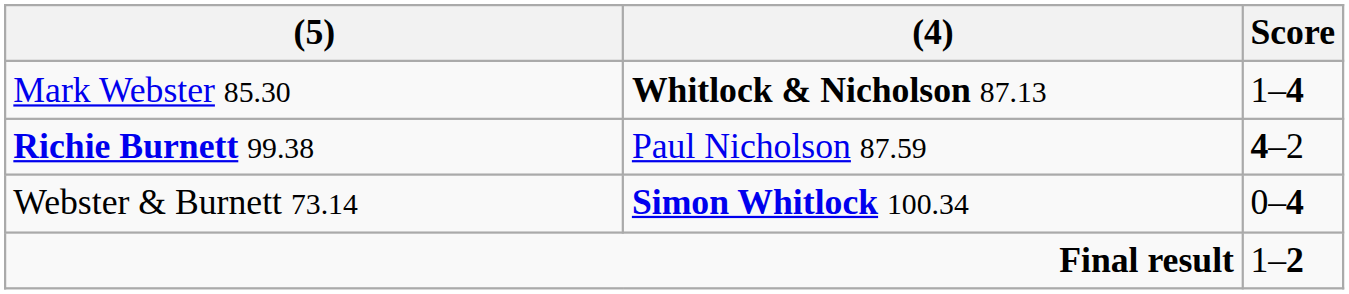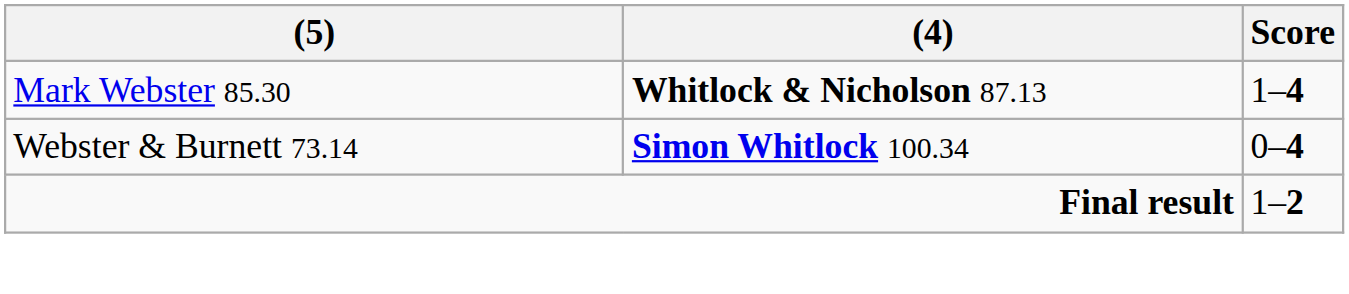- row: (164, 145)
